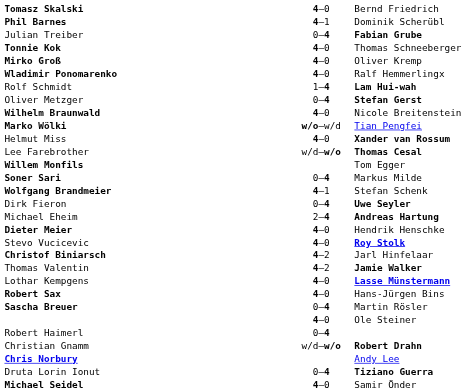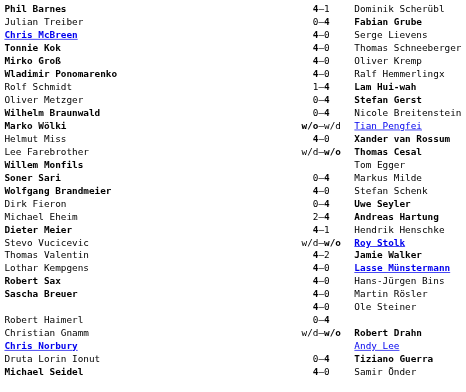- row: (44, 9)
+ row: (41, 35)
(321, 113) 4–0 -> (321, 113) 0–4
(321, 190) 4–1 -> (321, 190) 4–0
(321, 229) 4–0 -> (321, 229) 4–1
(321, 242) 4–0 -> (321, 242) w/d–w/o
- row: (55, 255)
(321, 307) 0–4 -> (321, 294) 4–0
